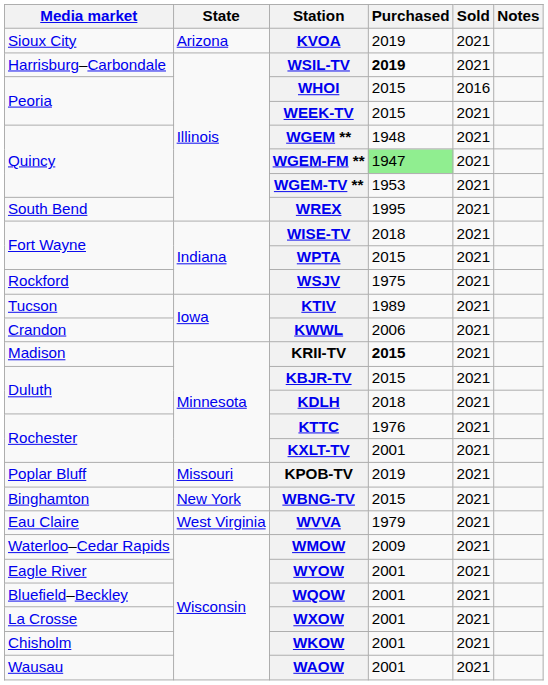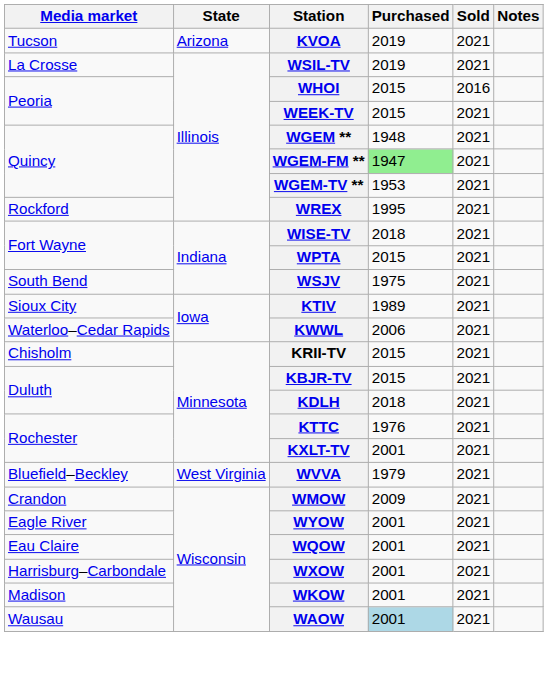(42, 40) Sioux City -> (33, 40) Tucson
(87, 64) Harrisburg–Carbondale -> (43, 64) La Crosse
(389, 64) bold -> (389, 64) normal
(48, 209) South Bend -> (38, 209) Rockford
(38, 281) Rockford -> (48, 281) South Bend
(33, 305) Tucson -> (42, 305) Sioux City
(37, 329) Crandon -> (89, 329) Waterloo–Cedar Rapids
(37, 354) Madison -> (40, 354) Chisholm
(389, 354) bold -> (389, 354) normal
- row: (319, 474)
- row: (319, 498)
(43, 522) Eau Claire -> (68, 474) Bluefield–Beckley
(89, 546) Waterloo–Cedar Rapids -> (37, 498) Crandon
(68, 595) Bluefield–Beckley -> (43, 546) Eau Claire
(43, 619) La Crosse -> (87, 570) Harrisburg–Carbondale
(40, 643) Chisholm -> (37, 595) Madison
(389, 667) no background -> (389, 619) lightblue background
